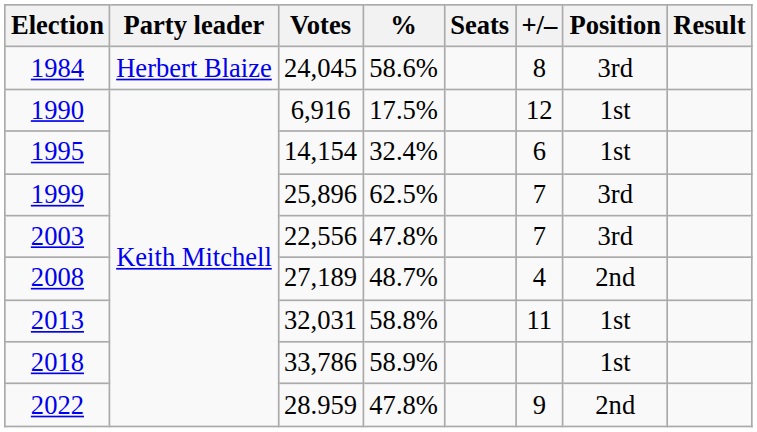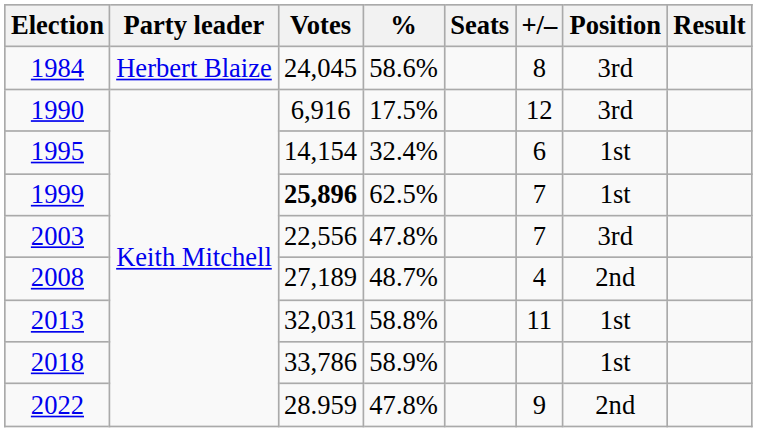(615, 109) 1st -> (615, 109) 3rd
(321, 194) normal -> (321, 194) bold
(615, 194) 3rd -> (615, 194) 1st
